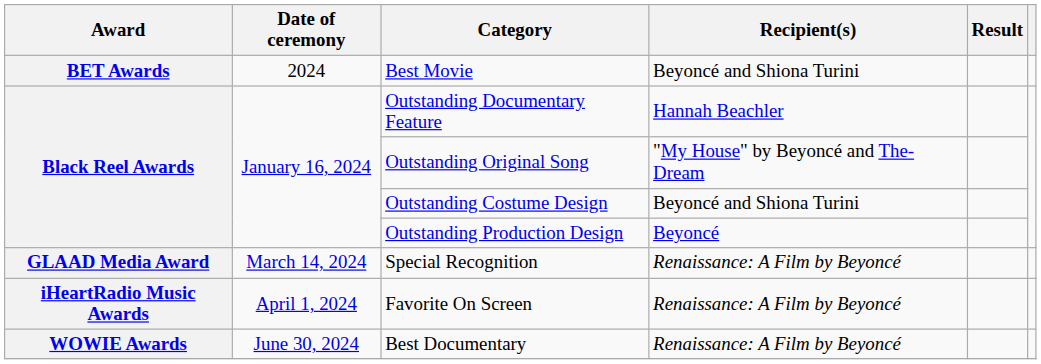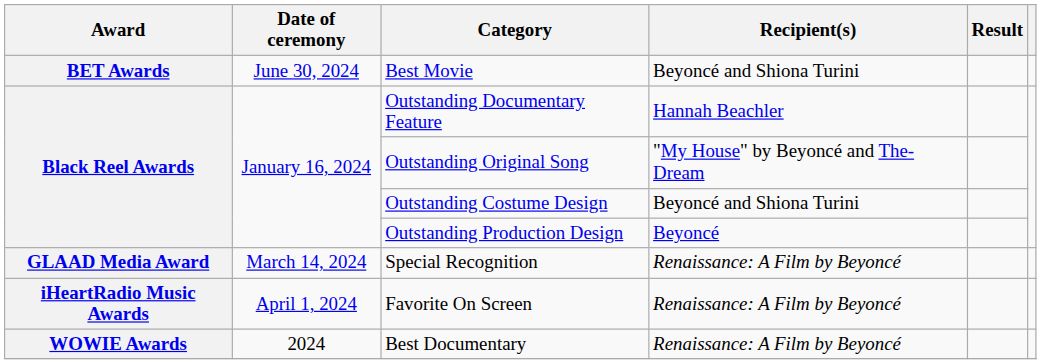(306, 70) 2024 -> (306, 70) June 30, 2024
(306, 343) June 30, 2024 -> (306, 343) 2024
